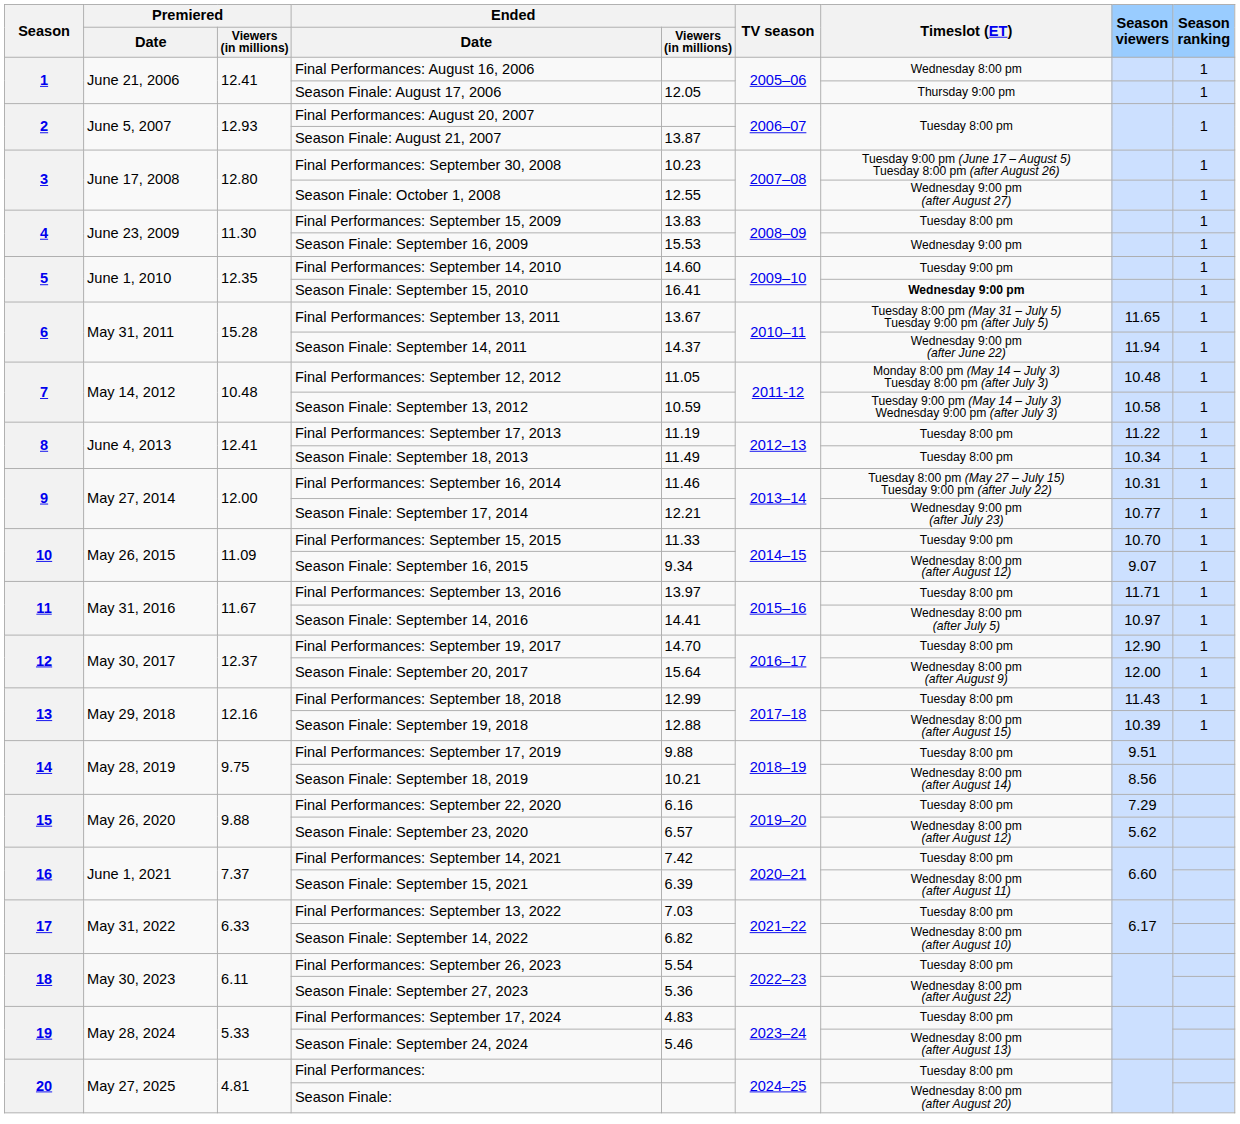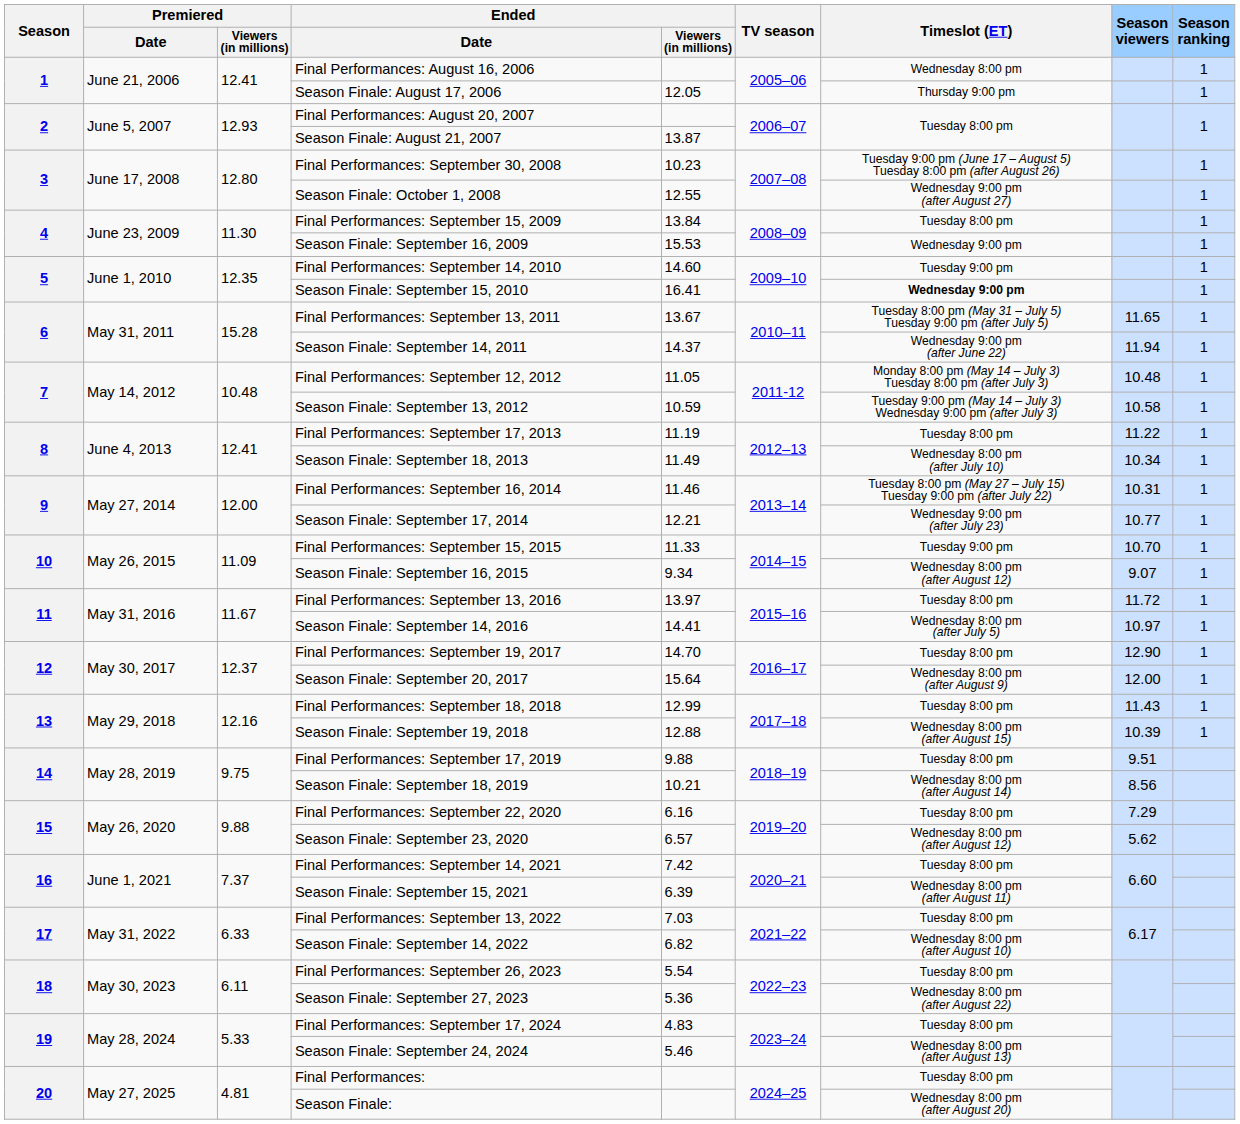(683, 221) 13.83 -> (683, 221) 13.84
(966, 457) Tuesday 8:00 pm -> (966, 460) Wednesday 8:00 pm (after July 10)
(1142, 593) 11.71 -> (1142, 600) 11.72
